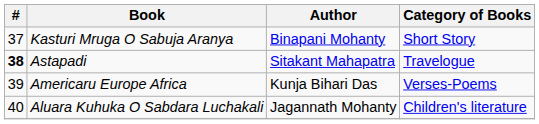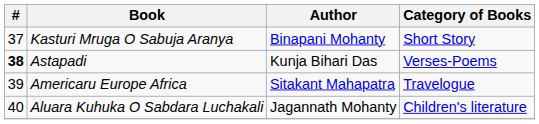(332, 61) Sitakant Mahapatra -> (324, 61) Kunja Bihari Das
(439, 61) Travelogue -> (450, 61) Verses-Poems
(324, 84) Kunja Bihari Das -> (332, 84) Sitakant Mahapatra
(450, 84) Verses-Poems -> (439, 84) Travelogue
